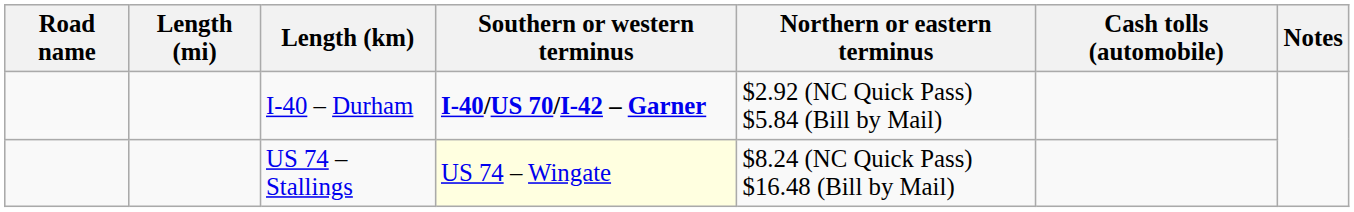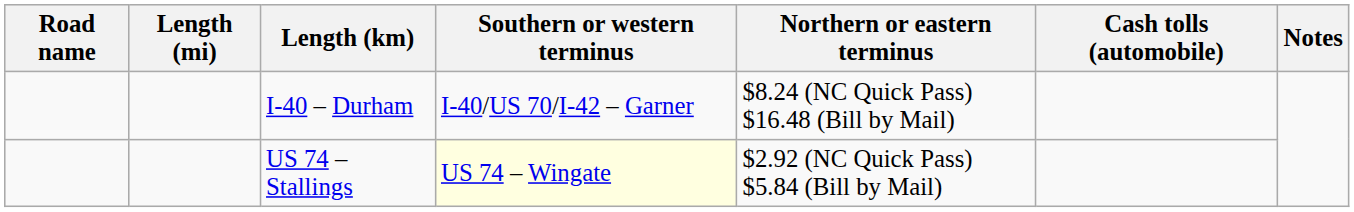(574, 105) bold -> (567, 105) normal
(858, 105) $2.92 (NC Quick Pass) $5.84 (Bill by Mail) -> (858, 105) $8.24 (NC Quick Pass) $16.48 (Bill by Mail)
(858, 172) $8.24 (NC Quick Pass) $16.48 (Bill by Mail) -> (858, 172) $2.92 (NC Quick Pass) $5.84 (Bill by Mail)
